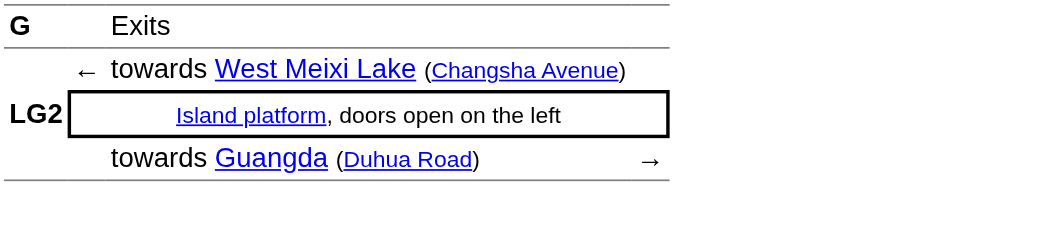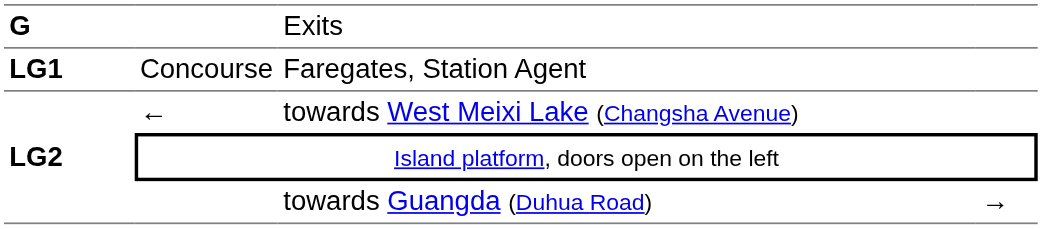+ row: (206, 69)
